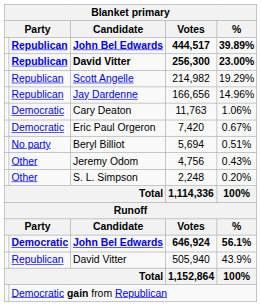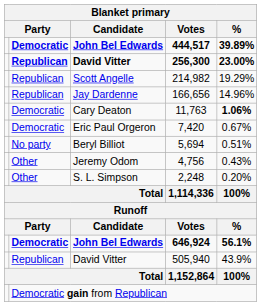(40, 45) Republican -> (40, 45) Democratic
(237, 111) normal -> (237, 111) bold
